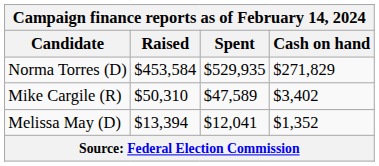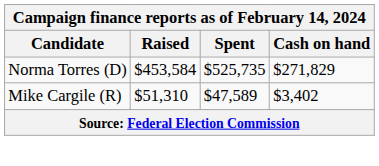(235, 69) $529,935 -> (235, 69) $525,735
(161, 95) $50,310 -> (161, 95) $51,310
- row: (65, 122)
